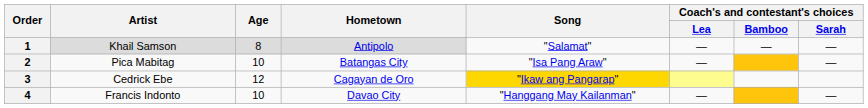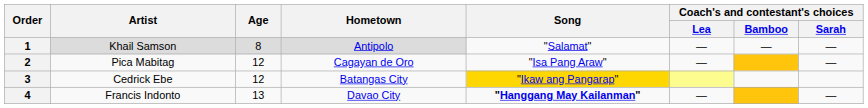(258, 62) 10 -> (258, 62) 12
(374, 62) Batangas City -> (374, 62) Cagayan de Oro
(374, 79) Cagayan de Oro -> (374, 79) Batangas City
(258, 96) 10 -> (258, 96) 13
(568, 96) normal -> (568, 96) bold
